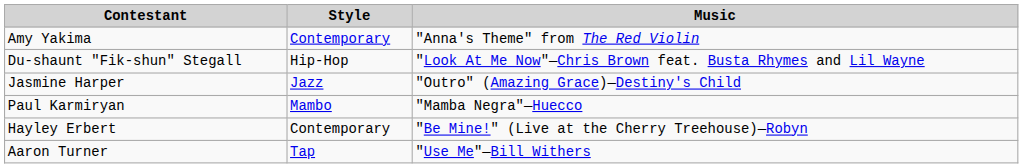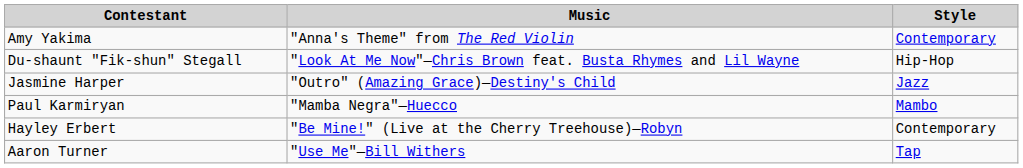columns swapped: (349, 16) <-> (715, 16)
